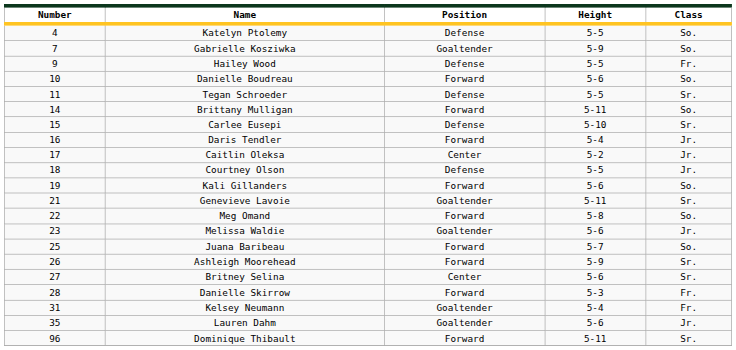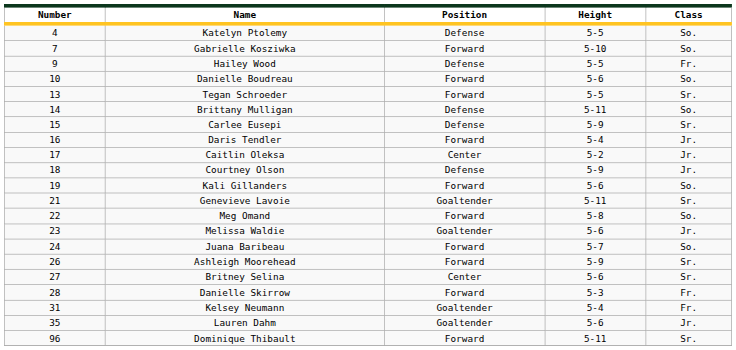(465, 48) Goaltender -> (465, 48) Forward
(595, 48) 5-9 -> (595, 48) 5-10
(55, 94) 11 -> (55, 94) 13
(465, 94) Defense -> (465, 94) Forward
(465, 109) Forward -> (465, 109) Defense
(595, 125) 5-10 -> (595, 125) 5-9
(595, 170) 5-5 -> (595, 170) 5-9
(55, 247) 25 -> (55, 247) 24
